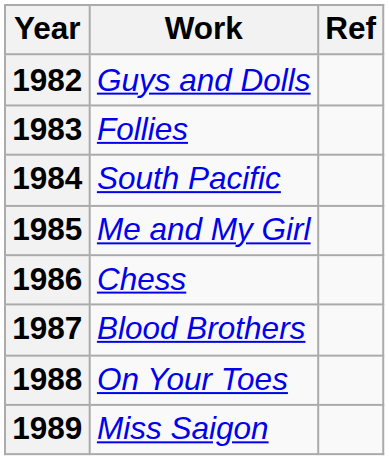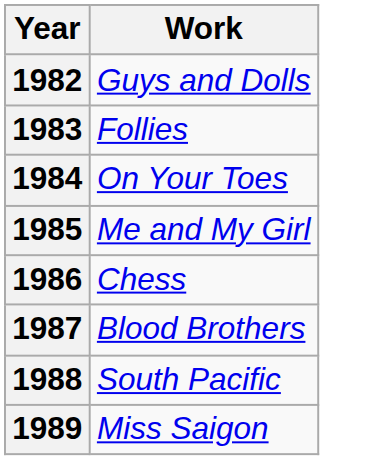- column: (351, 29)
(189, 179) South Pacific -> (192, 179) On Your Toes
(192, 379) On Your Toes -> (189, 379) South Pacific
